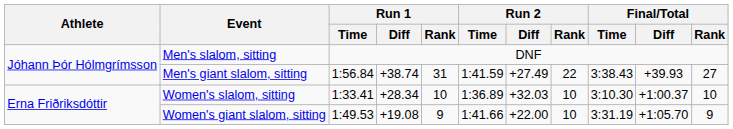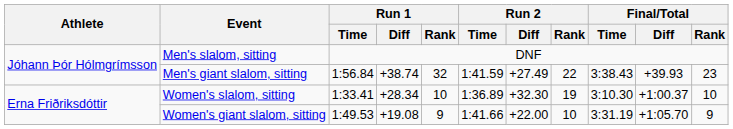(440, 74) 31 -> (440, 74) 32
(710, 74) 27 -> (710, 74) 23
(529, 94) +32.03 -> (529, 94) +32.30
(570, 94) 10 -> (570, 94) 19
